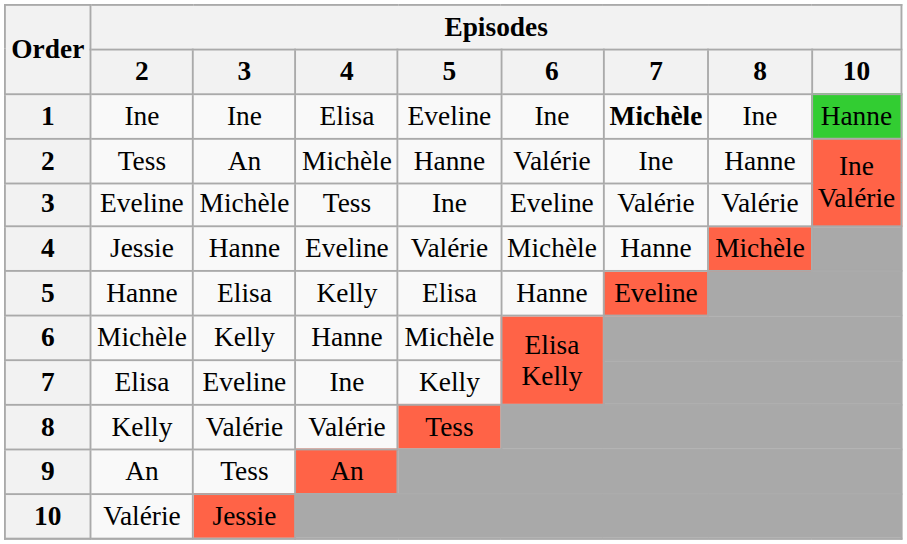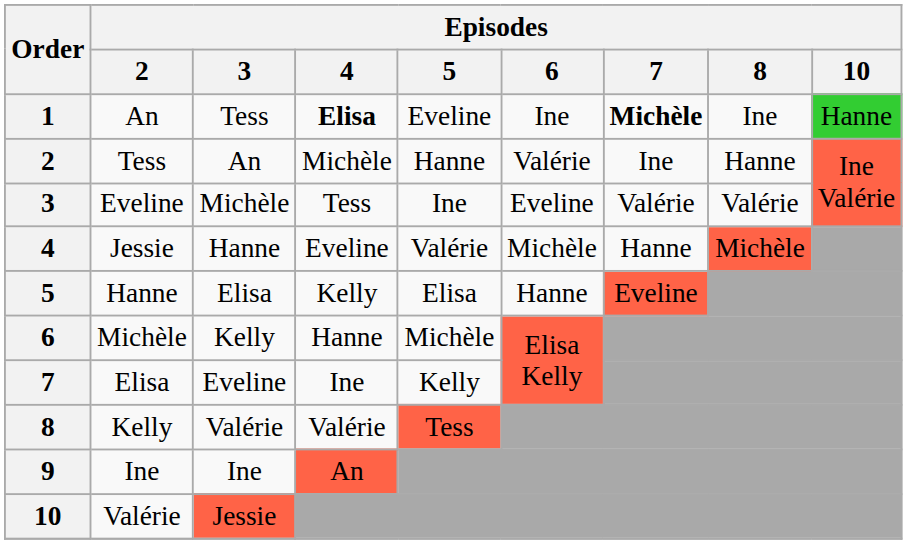(142, 115) Ine -> (142, 115) An
(244, 115) Ine -> (244, 115) Tess
(347, 115) normal -> (347, 115) bold
(142, 470) An -> (142, 470) Ine
(244, 470) Tess -> (244, 470) Ine
